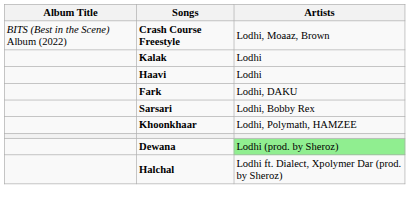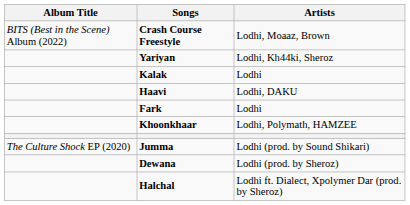+ row: (157, 58)
(249, 74) Lodhi -> (267, 91) Lodhi, DAKU
(267, 91) Lodhi, DAKU -> (249, 108) Lodhi
- row: (156, 108)
+ row: (156, 146)
(287, 146) lightgreen background -> (288, 163) no background
